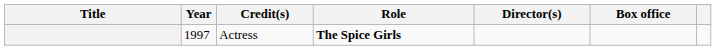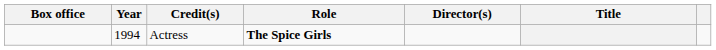columns swapped: (93, 14) <-> (643, 14)
(197, 34) 1997 -> (127, 34) 1994
